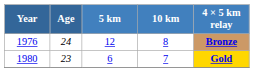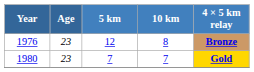(66, 42) 24 -> (66, 42) 23
(110, 59) 6 -> (110, 59) 7
